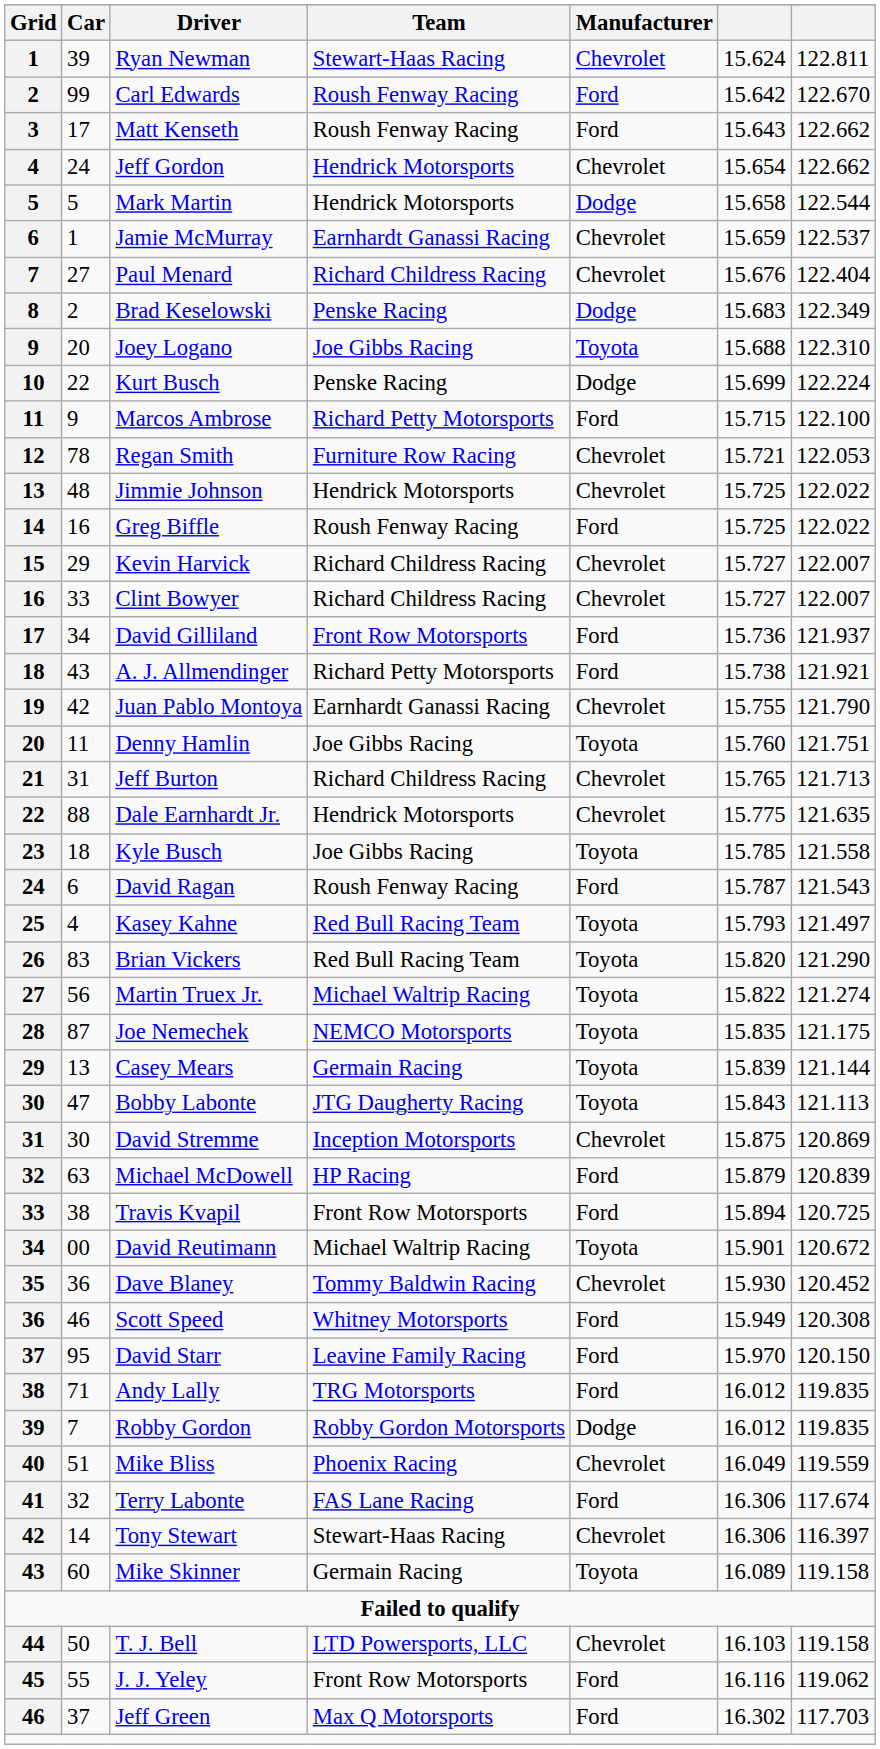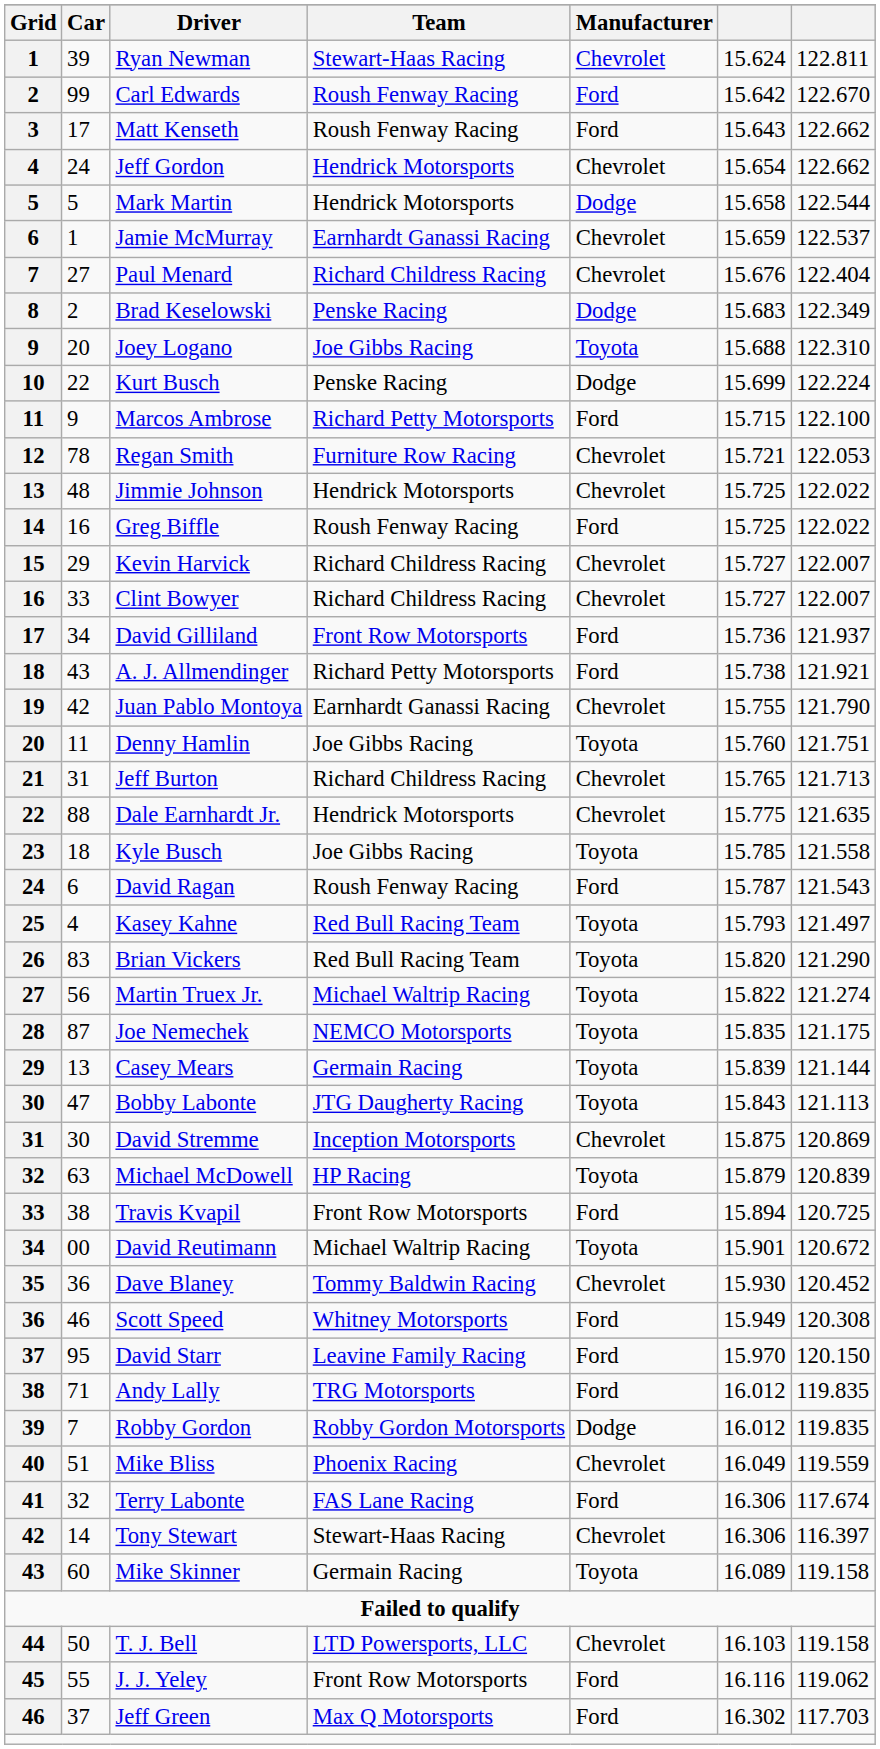(597, 1175) Ford -> (607, 1175) Toyota
